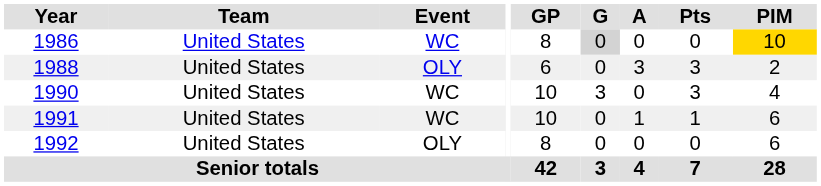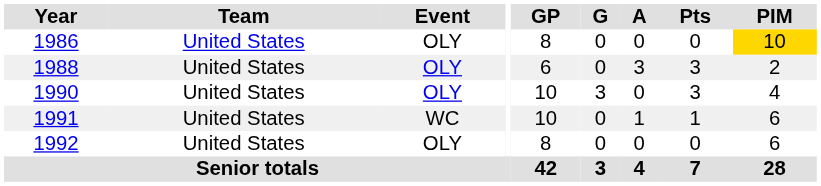(442, 41) WC -> (442, 41) OLY
(600, 41) lightgrey background -> (600, 41) no background
(442, 92) WC -> (442, 92) OLY
